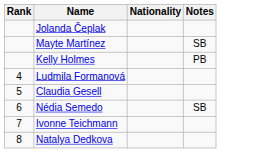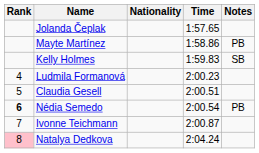+ column: (203, 12)
(200, 44) SB -> (238, 44) PB
(200, 60) PB -> (238, 60) SB
(19, 108) normal -> (19, 108) bold
(200, 108) SB -> (238, 108) PB
(19, 140) no background -> (19, 140) pink background
